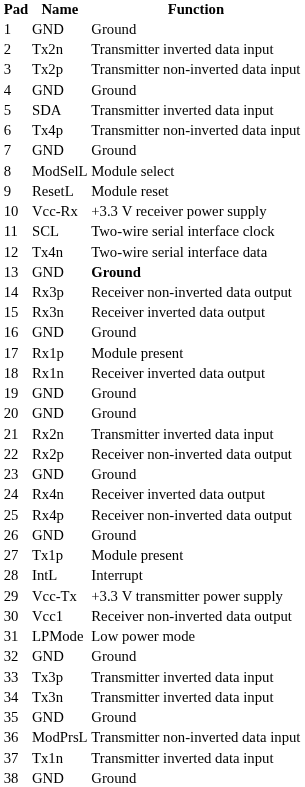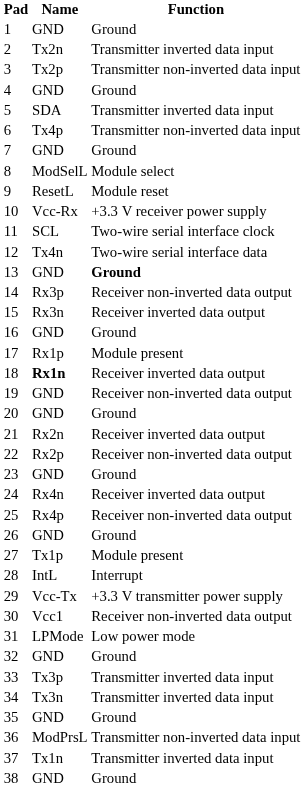(48, 373) normal -> (49, 373) bold
(114, 393) Ground -> (192, 393) Receiver non-inverted data output
(182, 434) Transmitter inverted data input -> (178, 434) Receiver inverted data output
